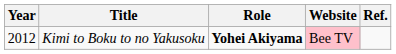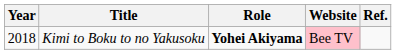(22, 37) 2012 -> (22, 37) 2018
